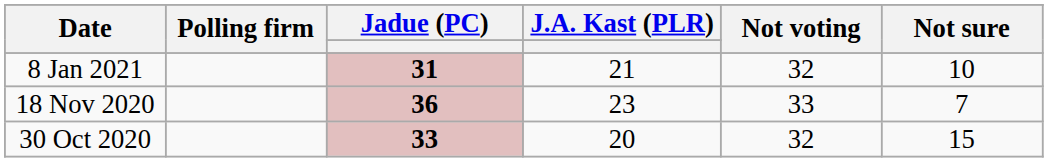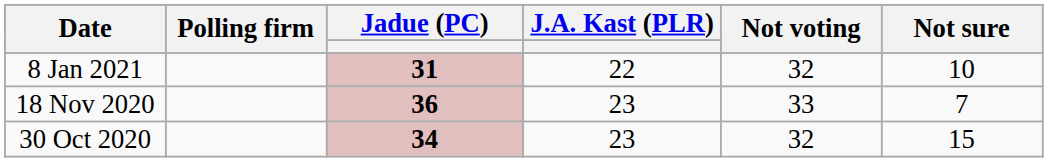(622, 70) 21 -> (622, 70) 22
(425, 139) 33 -> (425, 139) 34
(622, 139) 20 -> (622, 139) 23
